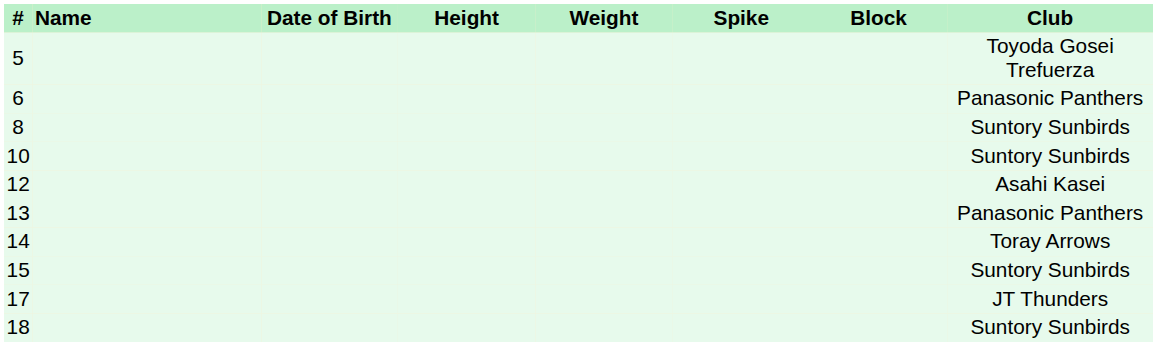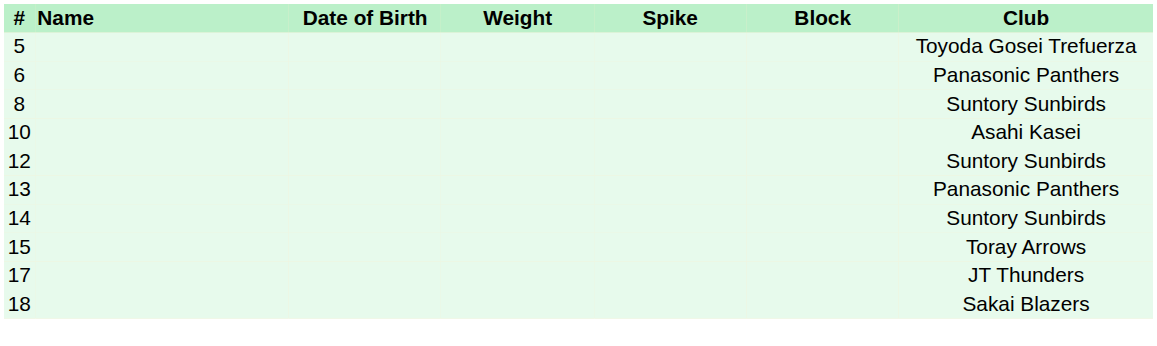- column: (467, 18)
(1050, 155) Suntory Sunbirds -> (1026, 132) Asahi Kasei
(1050, 184) Asahi Kasei -> (1026, 161) Suntory Sunbirds
(1050, 241) Toray Arrows -> (1026, 218) Suntory Sunbirds
(1050, 270) Suntory Sunbirds -> (1026, 246) Toray Arrows
(1050, 327) Suntory Sunbirds -> (1026, 304) Sakai Blazers
